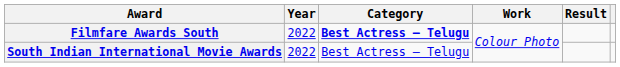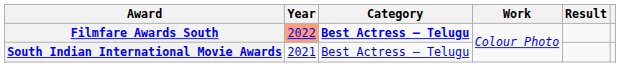(302, 33) no background -> (302, 33) lightsalmon background
(302, 52) 2022 -> (302, 52) 2021
